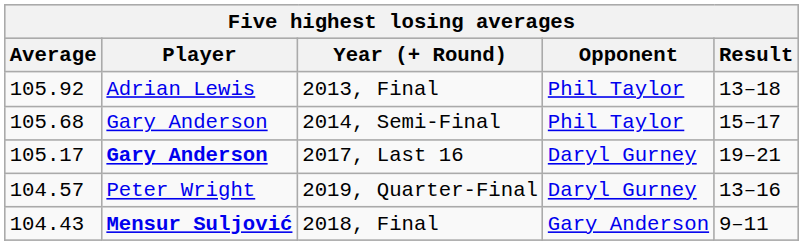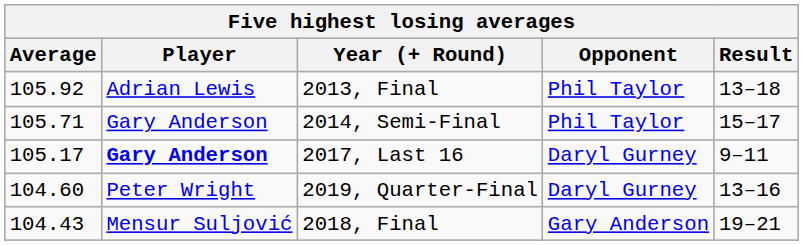(47, 123) 105.68 -> (47, 123) 105.71
(750, 156) 19–21 -> (744, 156) 9–11
(47, 190) 104.57 -> (47, 190) 104.60
(199, 224) bold -> (199, 224) normal
(744, 224) 9–11 -> (750, 224) 19–21
